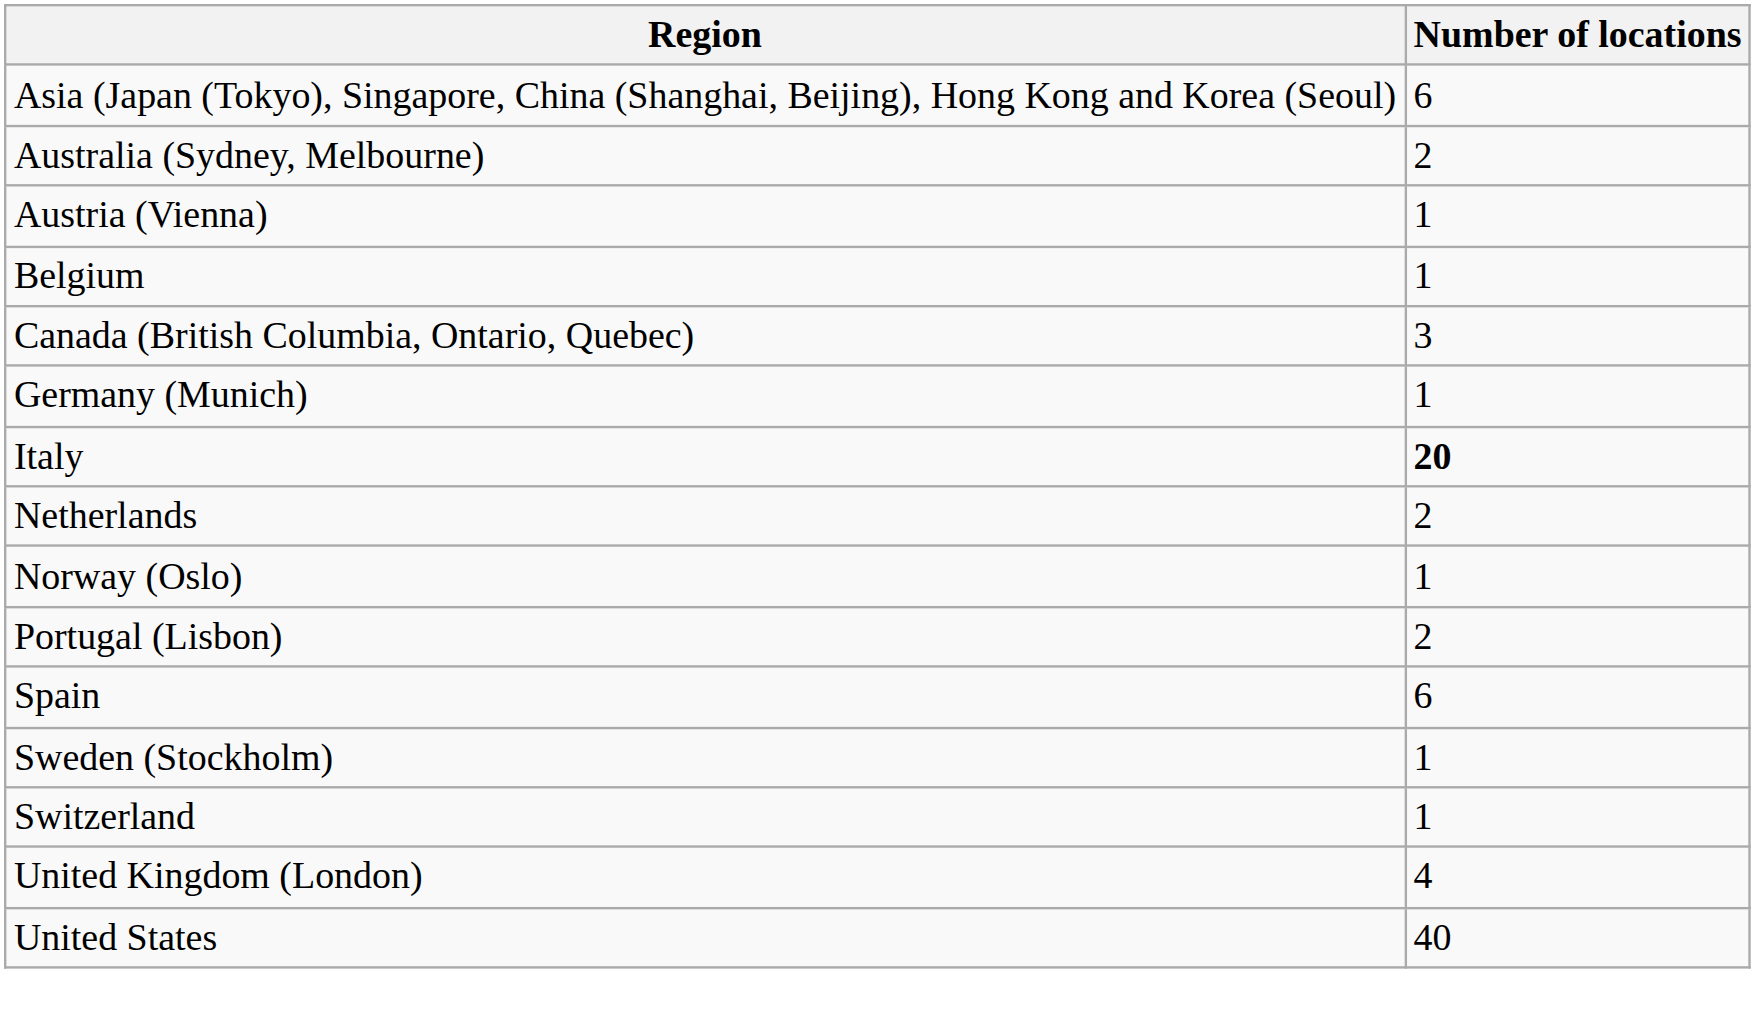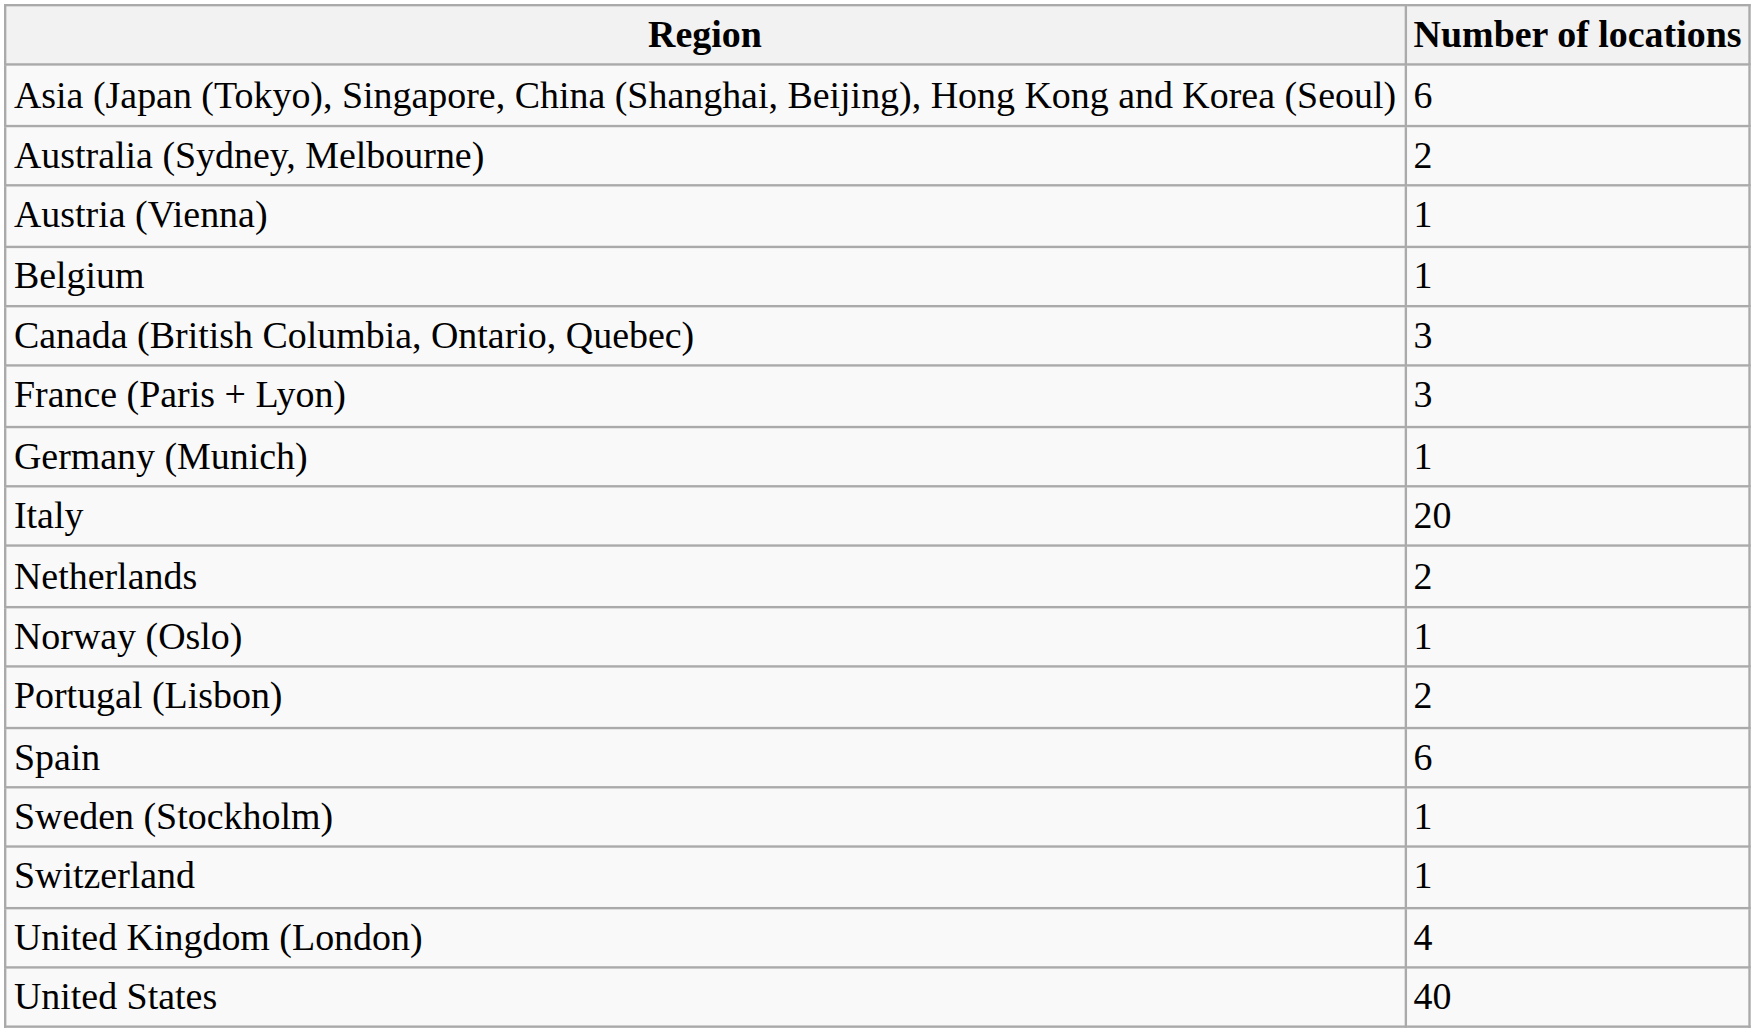+ row: (180, 395)
(1433, 455) bold -> (1433, 515) normal
